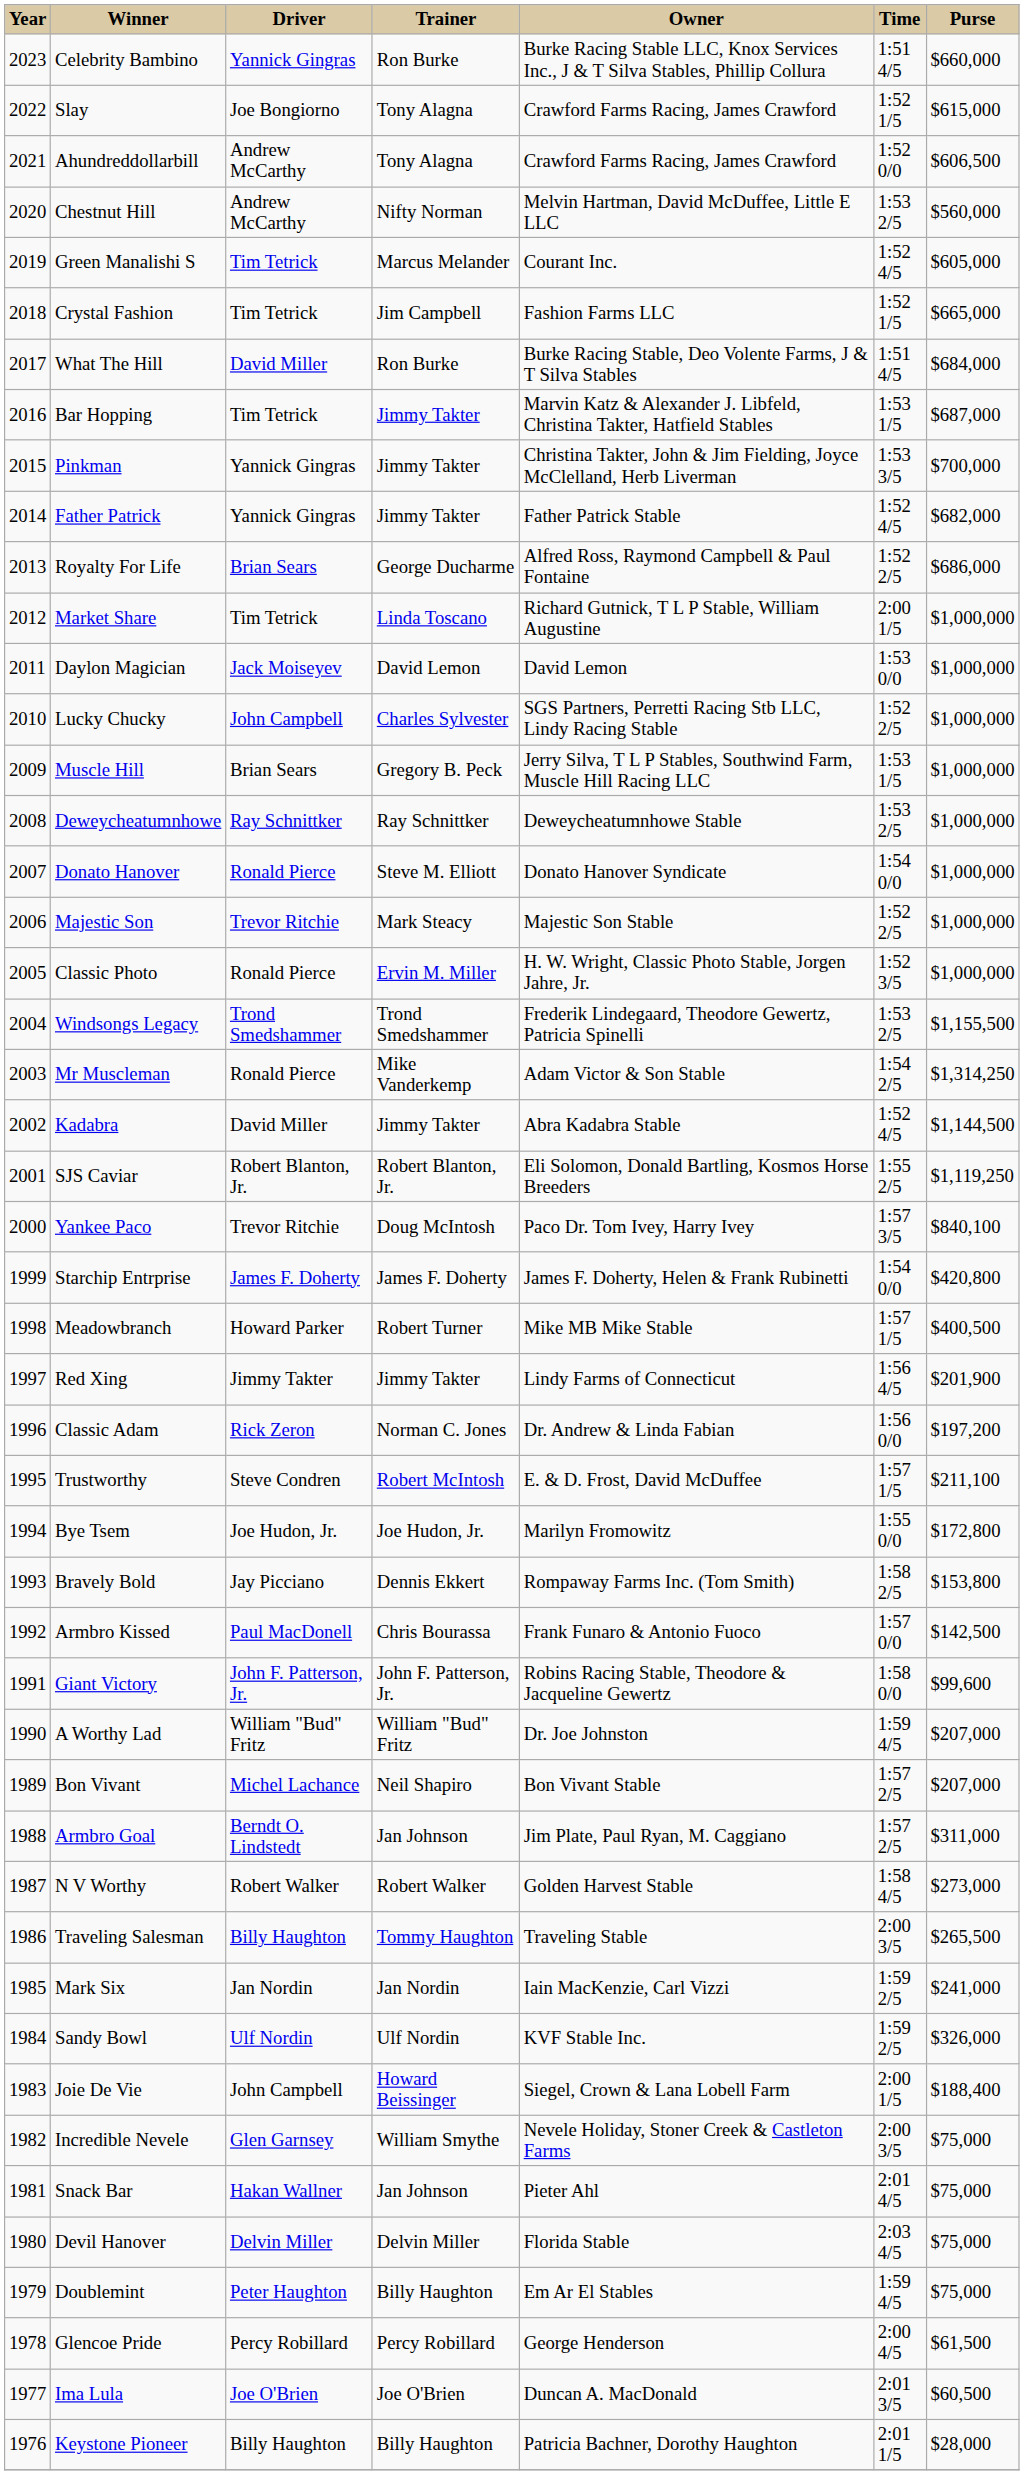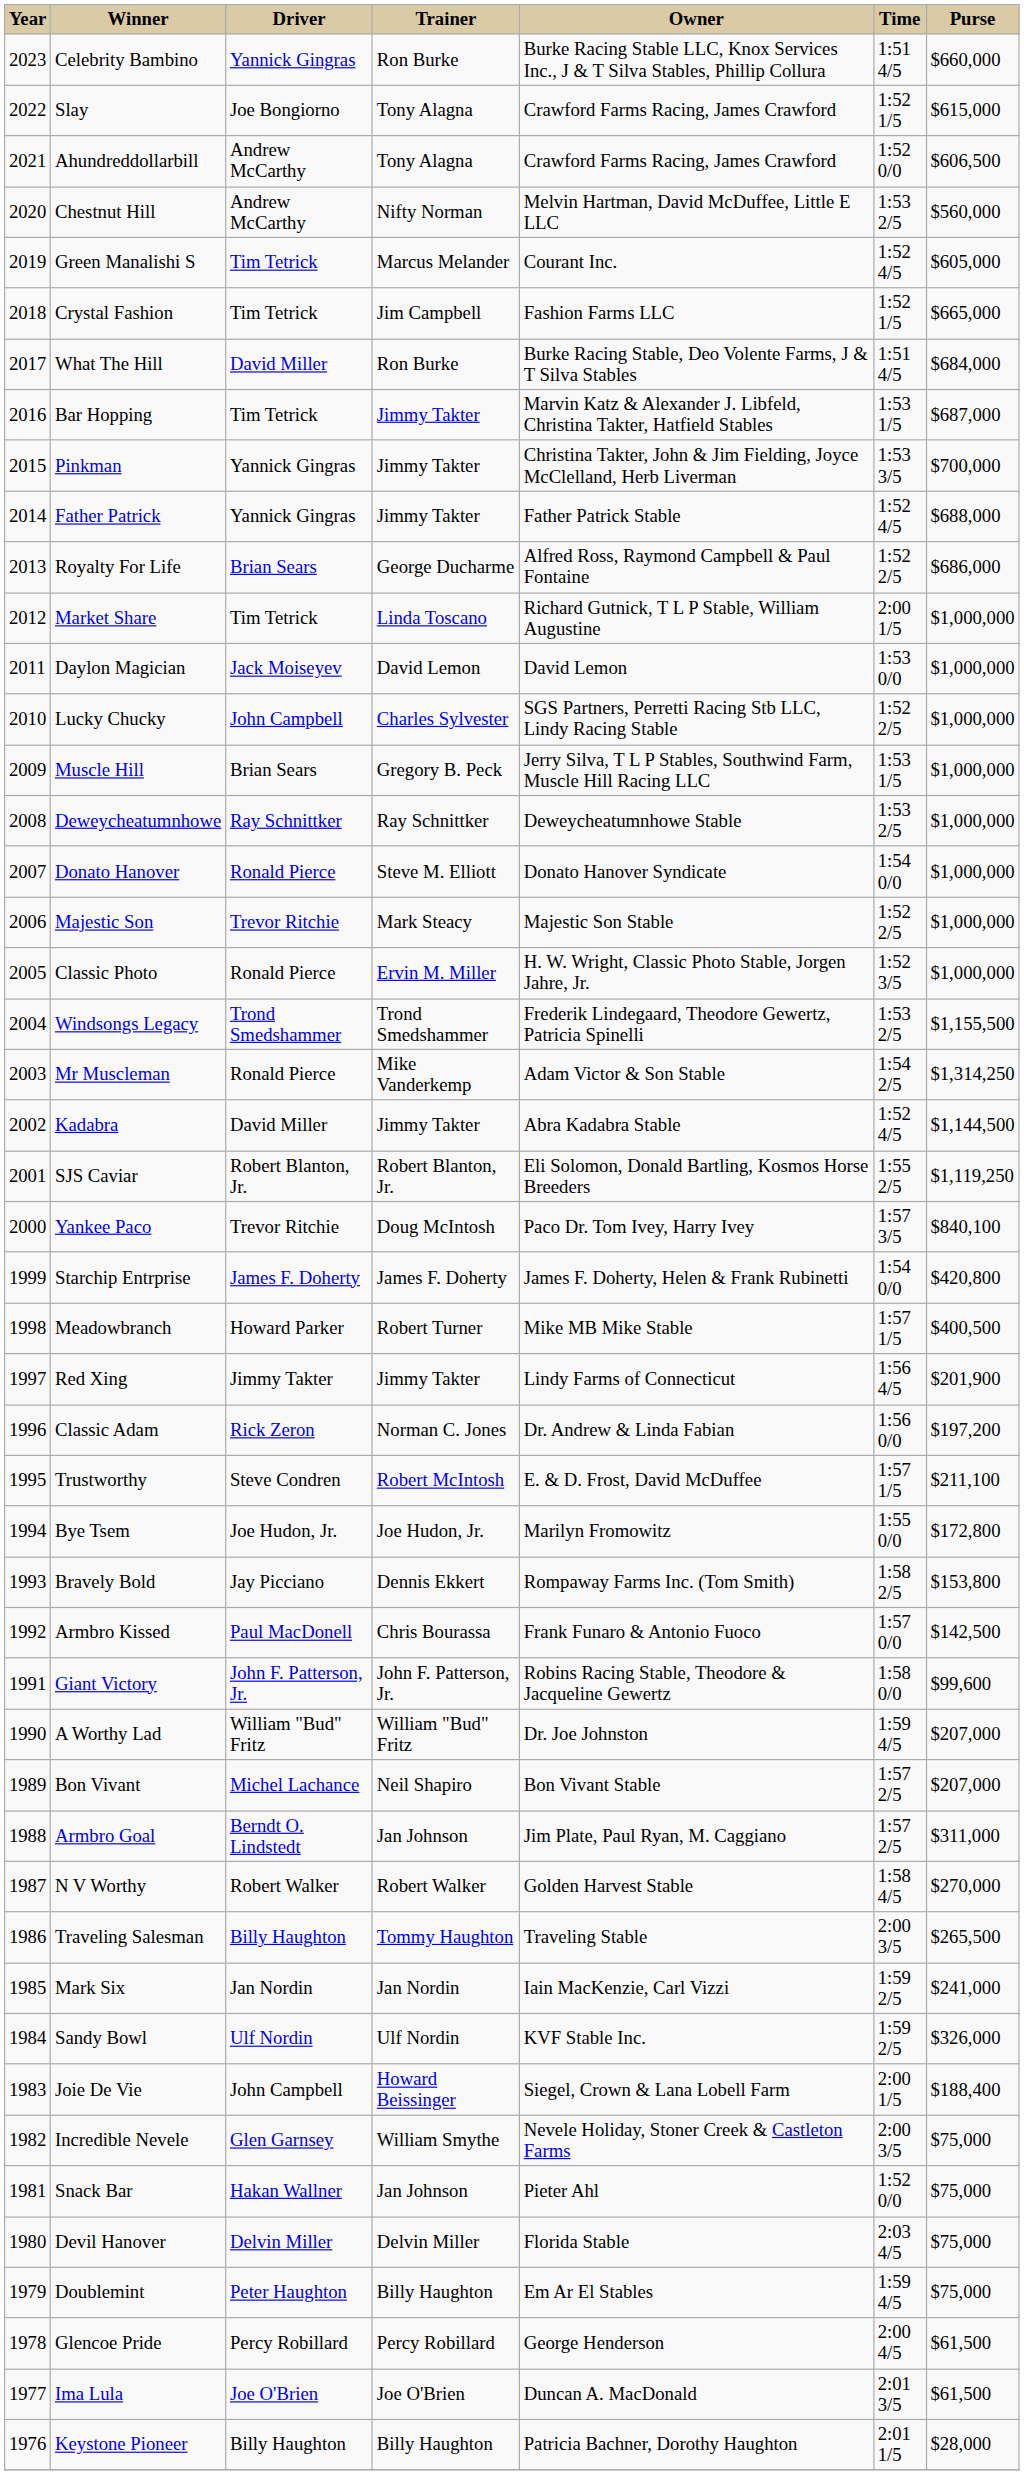(965, 516) $682,000 -> (965, 516) $688,000
(965, 1886) $273,000 -> (965, 1886) $270,000
(894, 2191) 2:01 4/5 -> (894, 2191) 1:52 0/0
(961, 2394) $60,500 -> (961, 2394) $61,500
